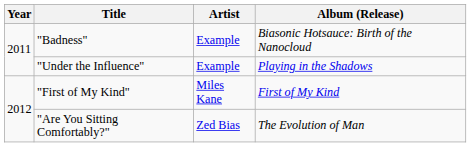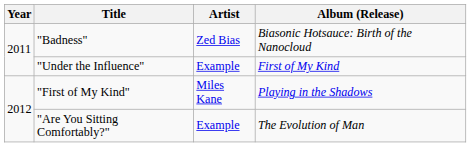(218, 40) Example -> (218, 40) Zed Bias
(315, 66) Playing in the Shadows -> (299, 66) First of My Kind
(299, 92) First of My Kind -> (315, 92) Playing in the Shadows
(218, 125) Zed Bias -> (218, 125) Example
